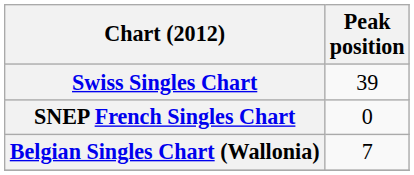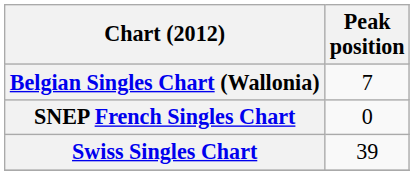rows swapped: (165, 151) <-> (165, 81)
